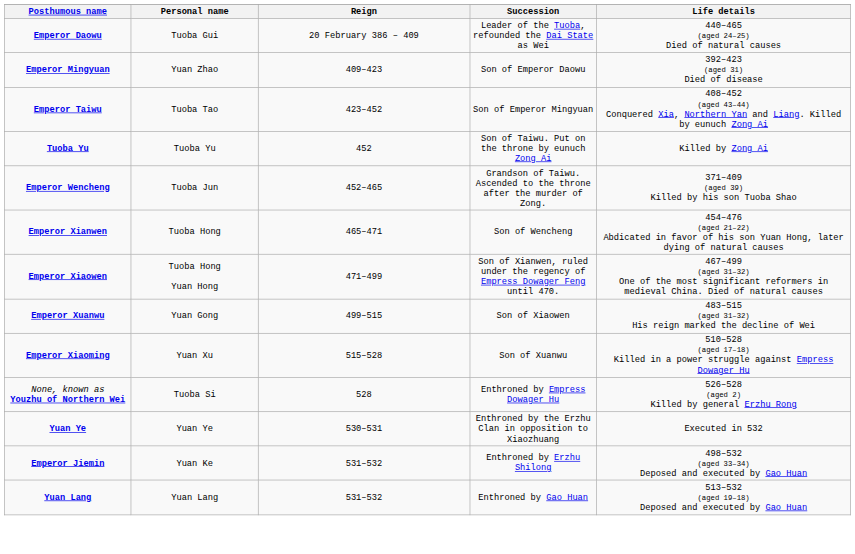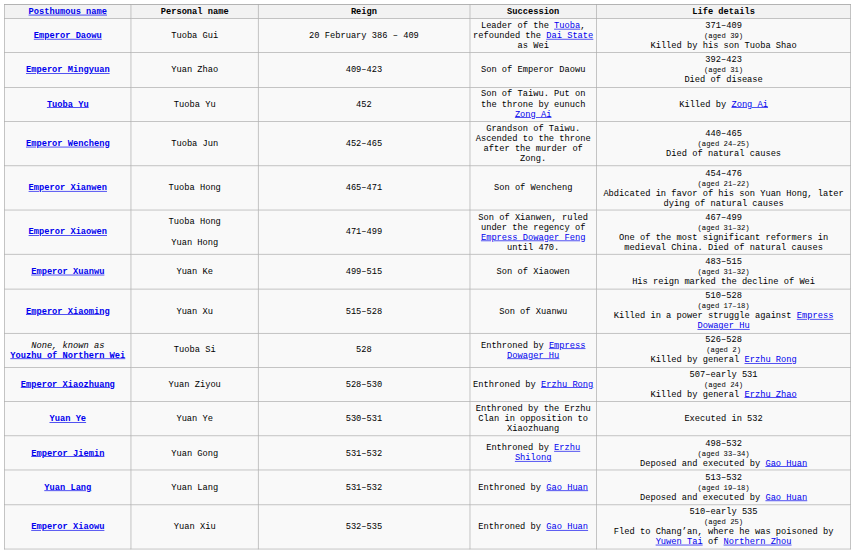(724, 36) 440–465 (aged 24–25) Died of natural causes -> (724, 36) 371–409 (aged 39) Killed by his son Tuoba Shao
- row: (68, 109)
(724, 188) 371–409 (aged 39) Killed by his son Tuoba Shao -> (724, 144) 440–465 (aged 24–25) Died of natural causes
(195, 316) Yuan Gong -> (195, 272) Yuan Ke
+ row: (68, 385)
(195, 463) Yuan Ke -> (195, 453) Yuan Gong
+ row: (68, 527)
